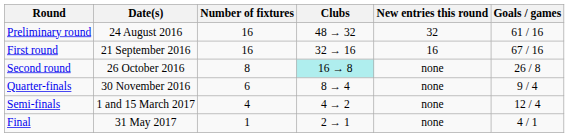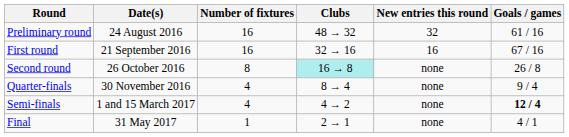(247, 86) 6 -> (247, 86) 4
(527, 104) normal -> (527, 104) bold
